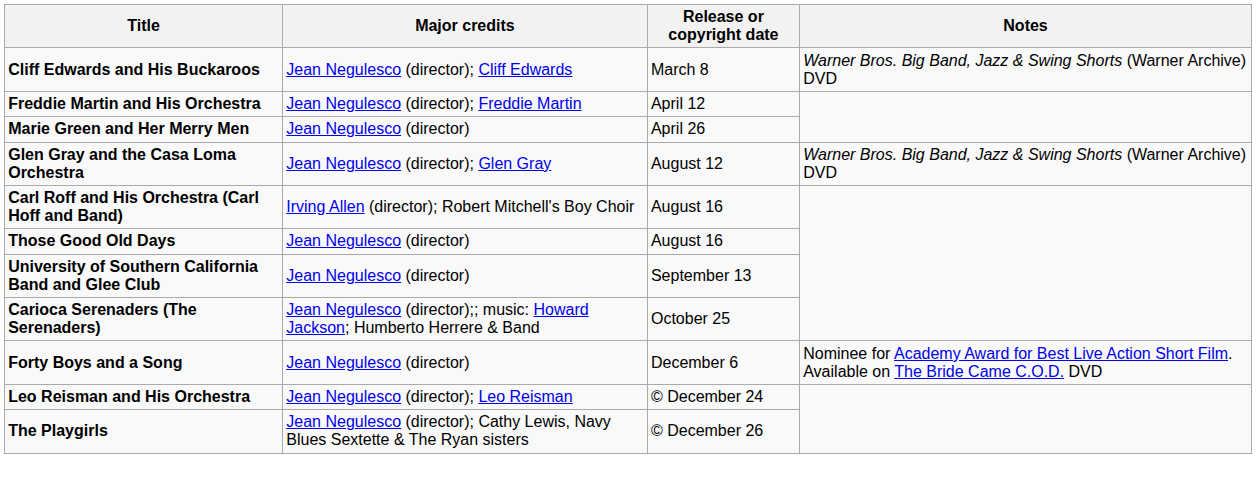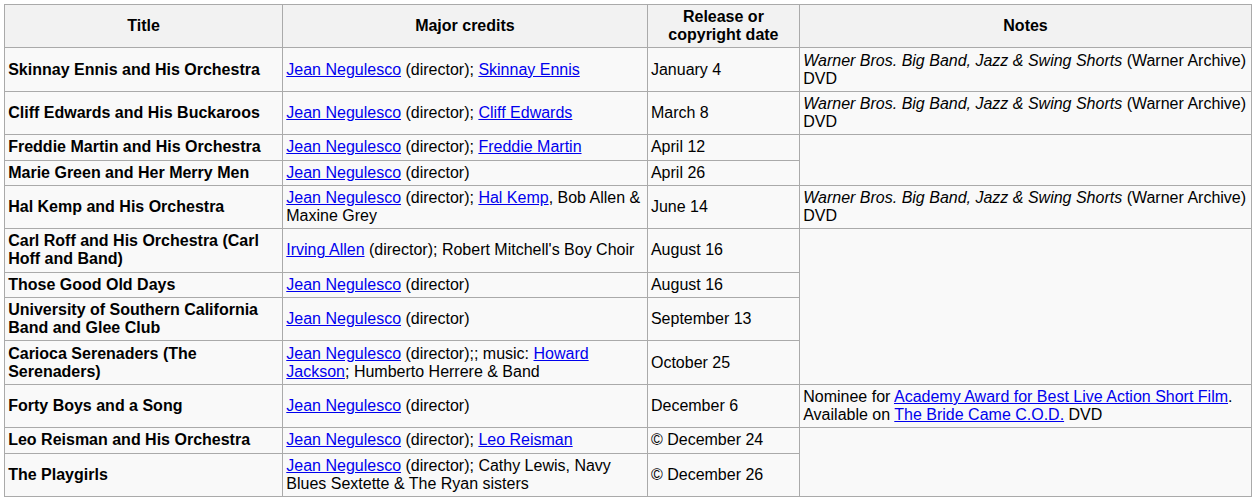+ row: (134, 69)
+ row: (116, 207)
- row: (122, 163)
